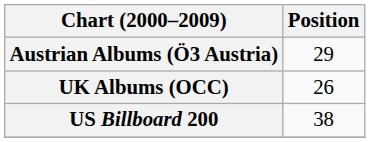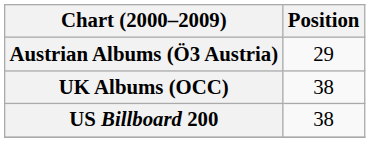(324, 86) 26 -> (324, 86) 38
